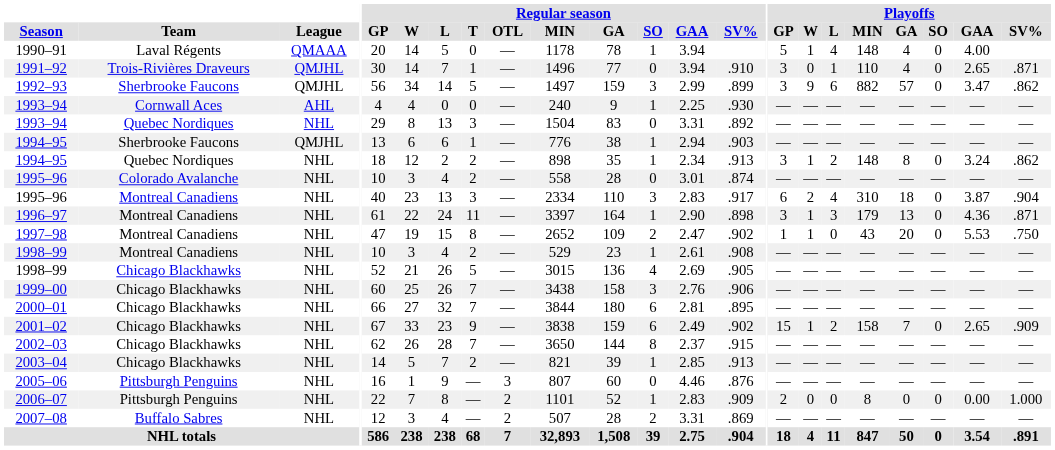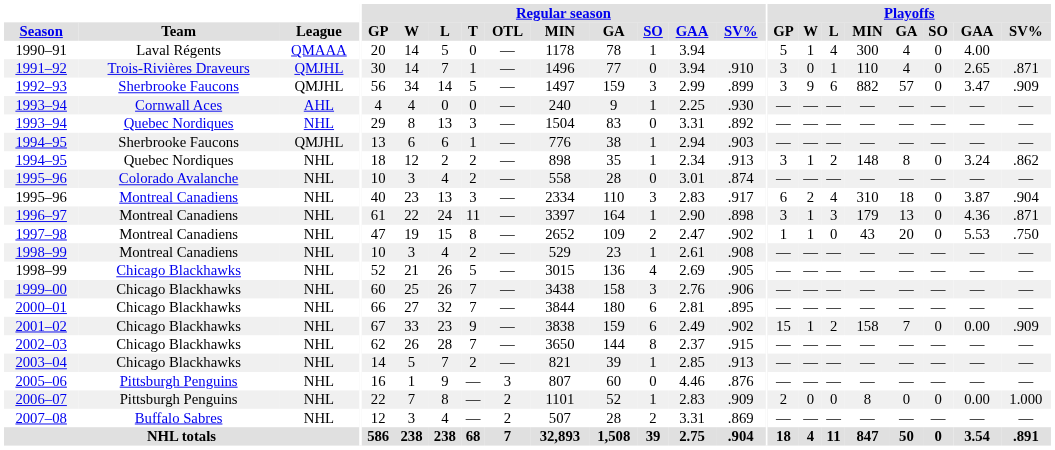(867, 50) 148 -> (867, 50) 300
(1026, 86) .862 -> (1026, 86) .909
(977, 326) 2.65 -> (977, 326) 0.00
